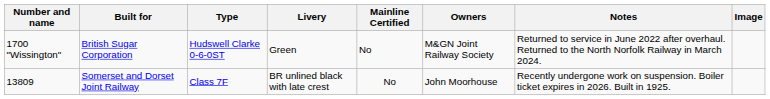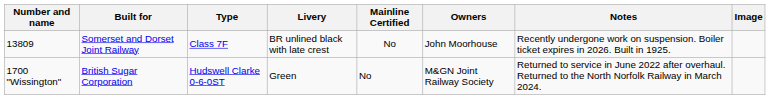rows swapped: (20, 81) <-> (34, 49)
